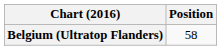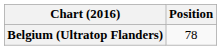(191, 34) 58 -> (191, 34) 78
